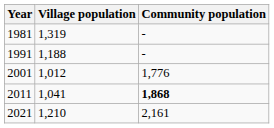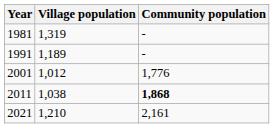(52, 53) 1,188 -> (52, 53) 1,189
(52, 93) 1,041 -> (52, 93) 1,038
